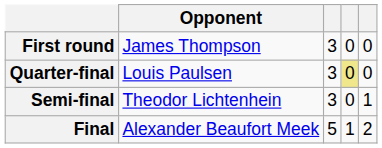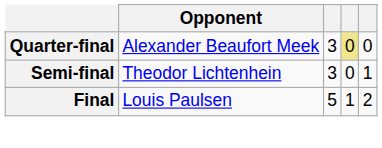- row: (68, 45)
(177, 73) Louis Paulsen -> (221, 45) Alexander Beaufort Meek
(221, 128) Alexander Beaufort Meek -> (177, 101) Louis Paulsen
